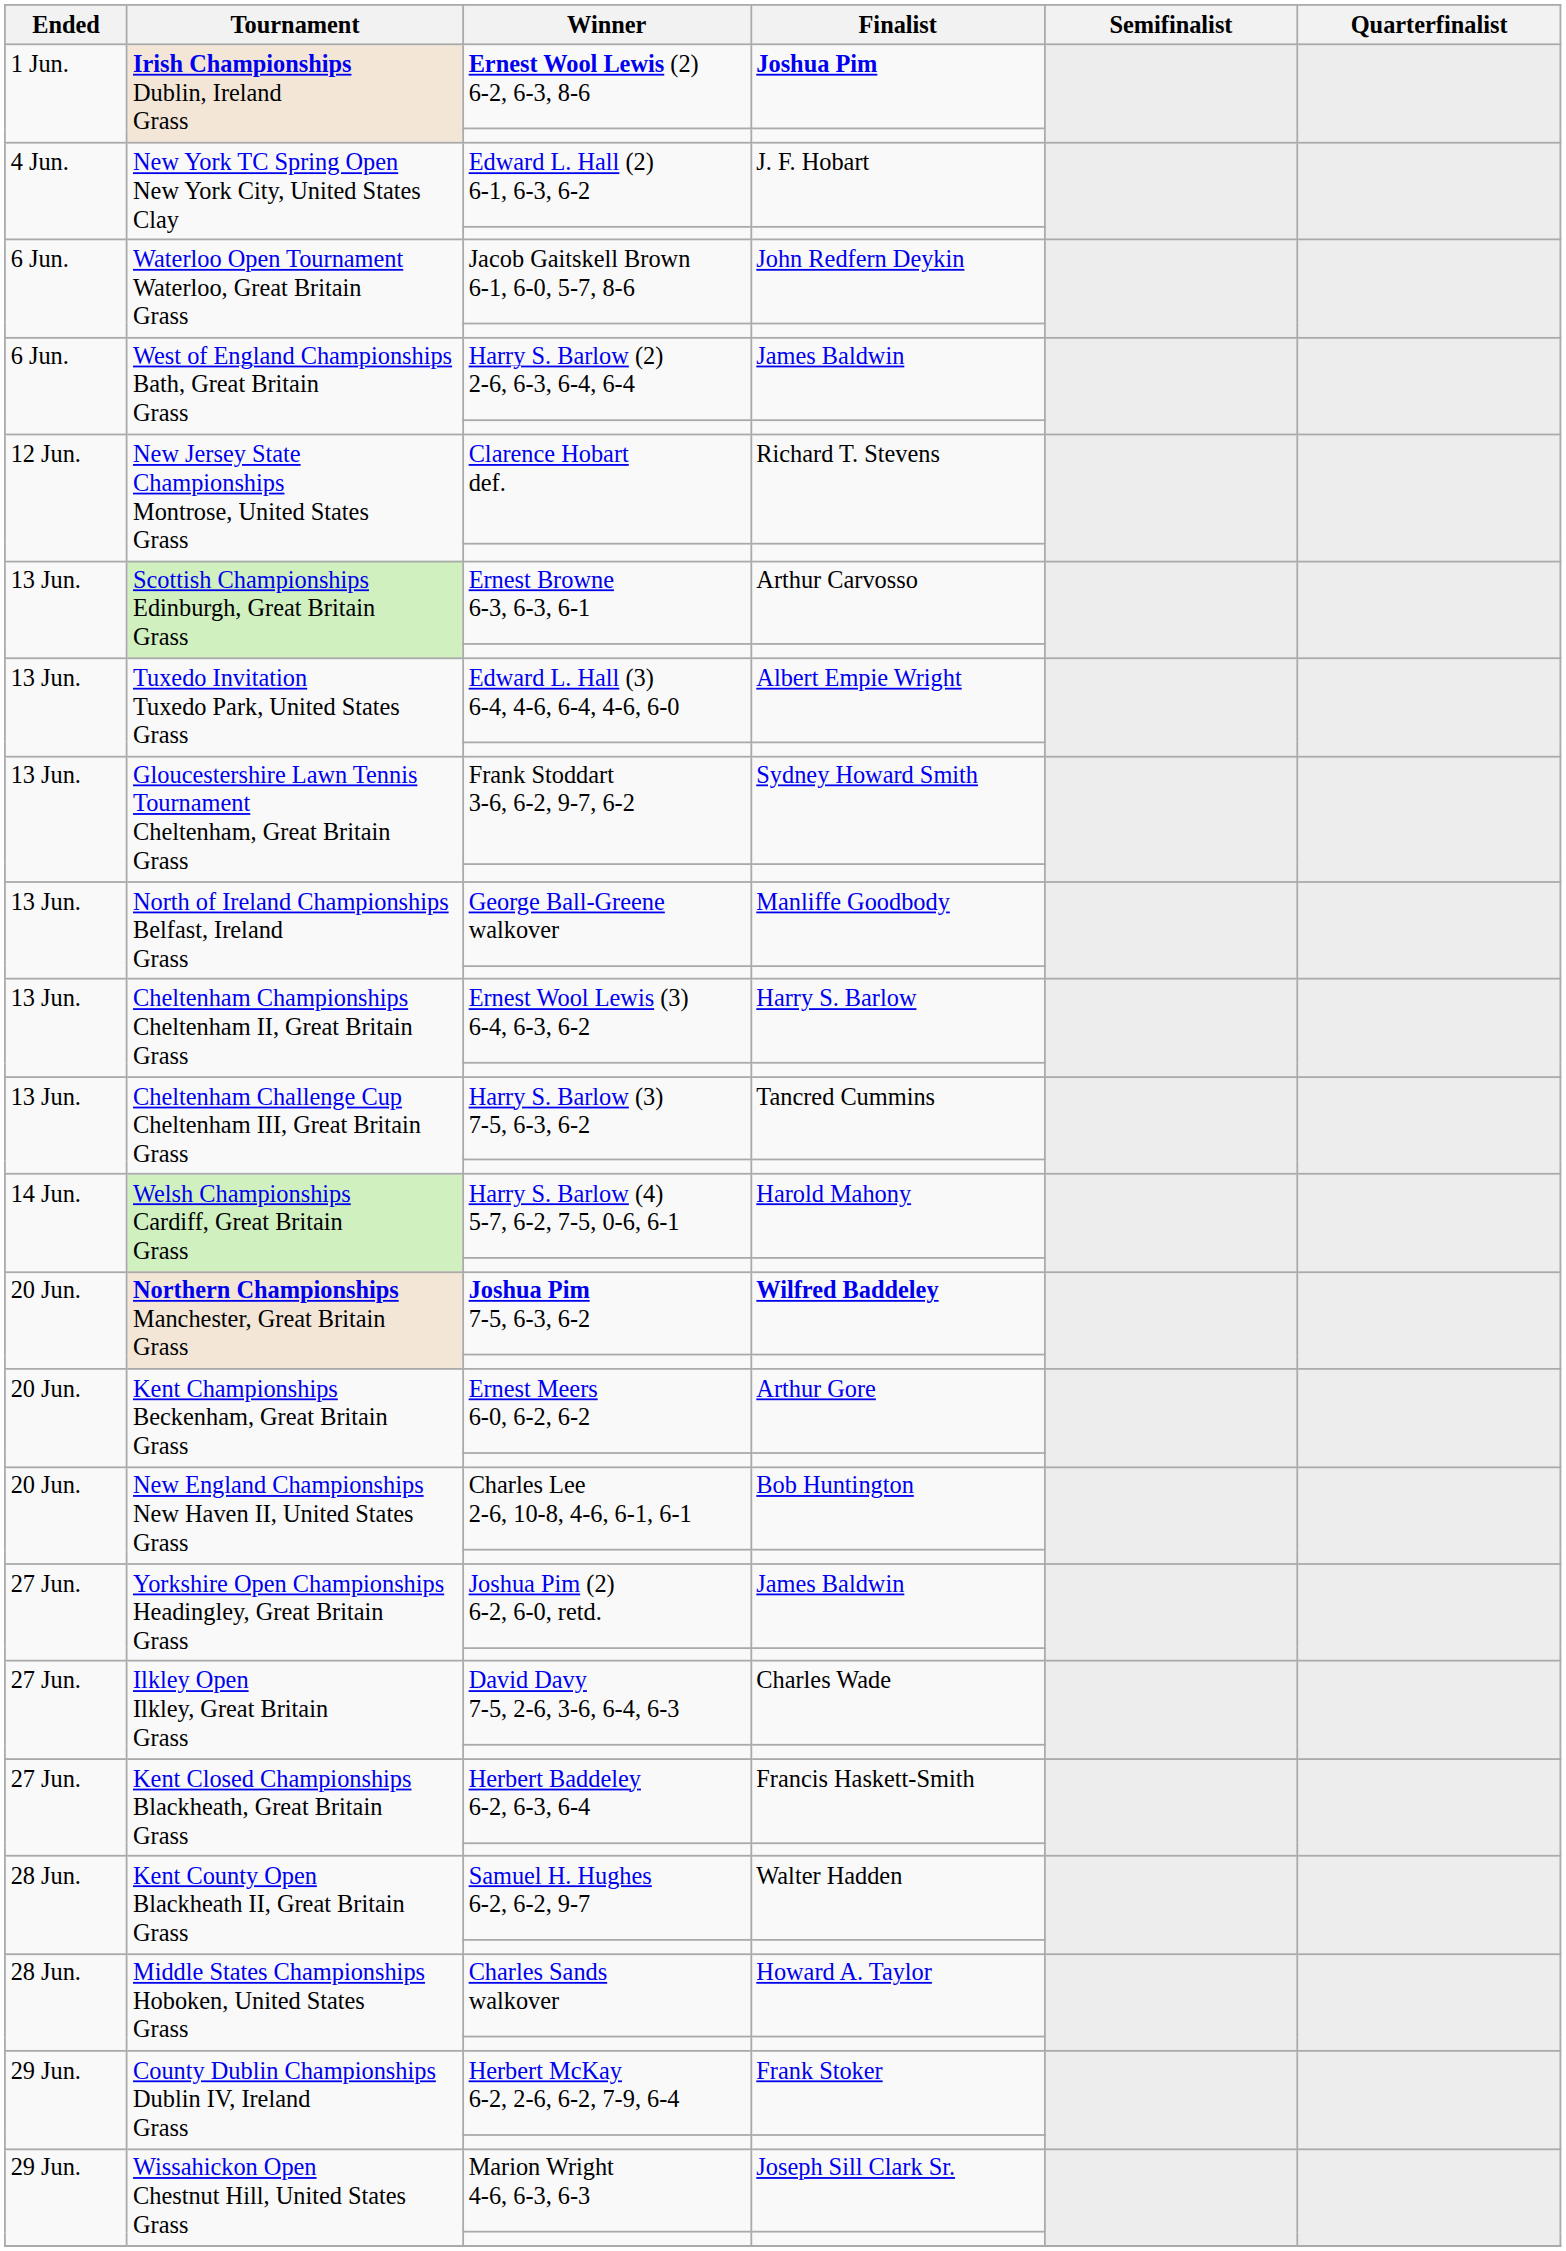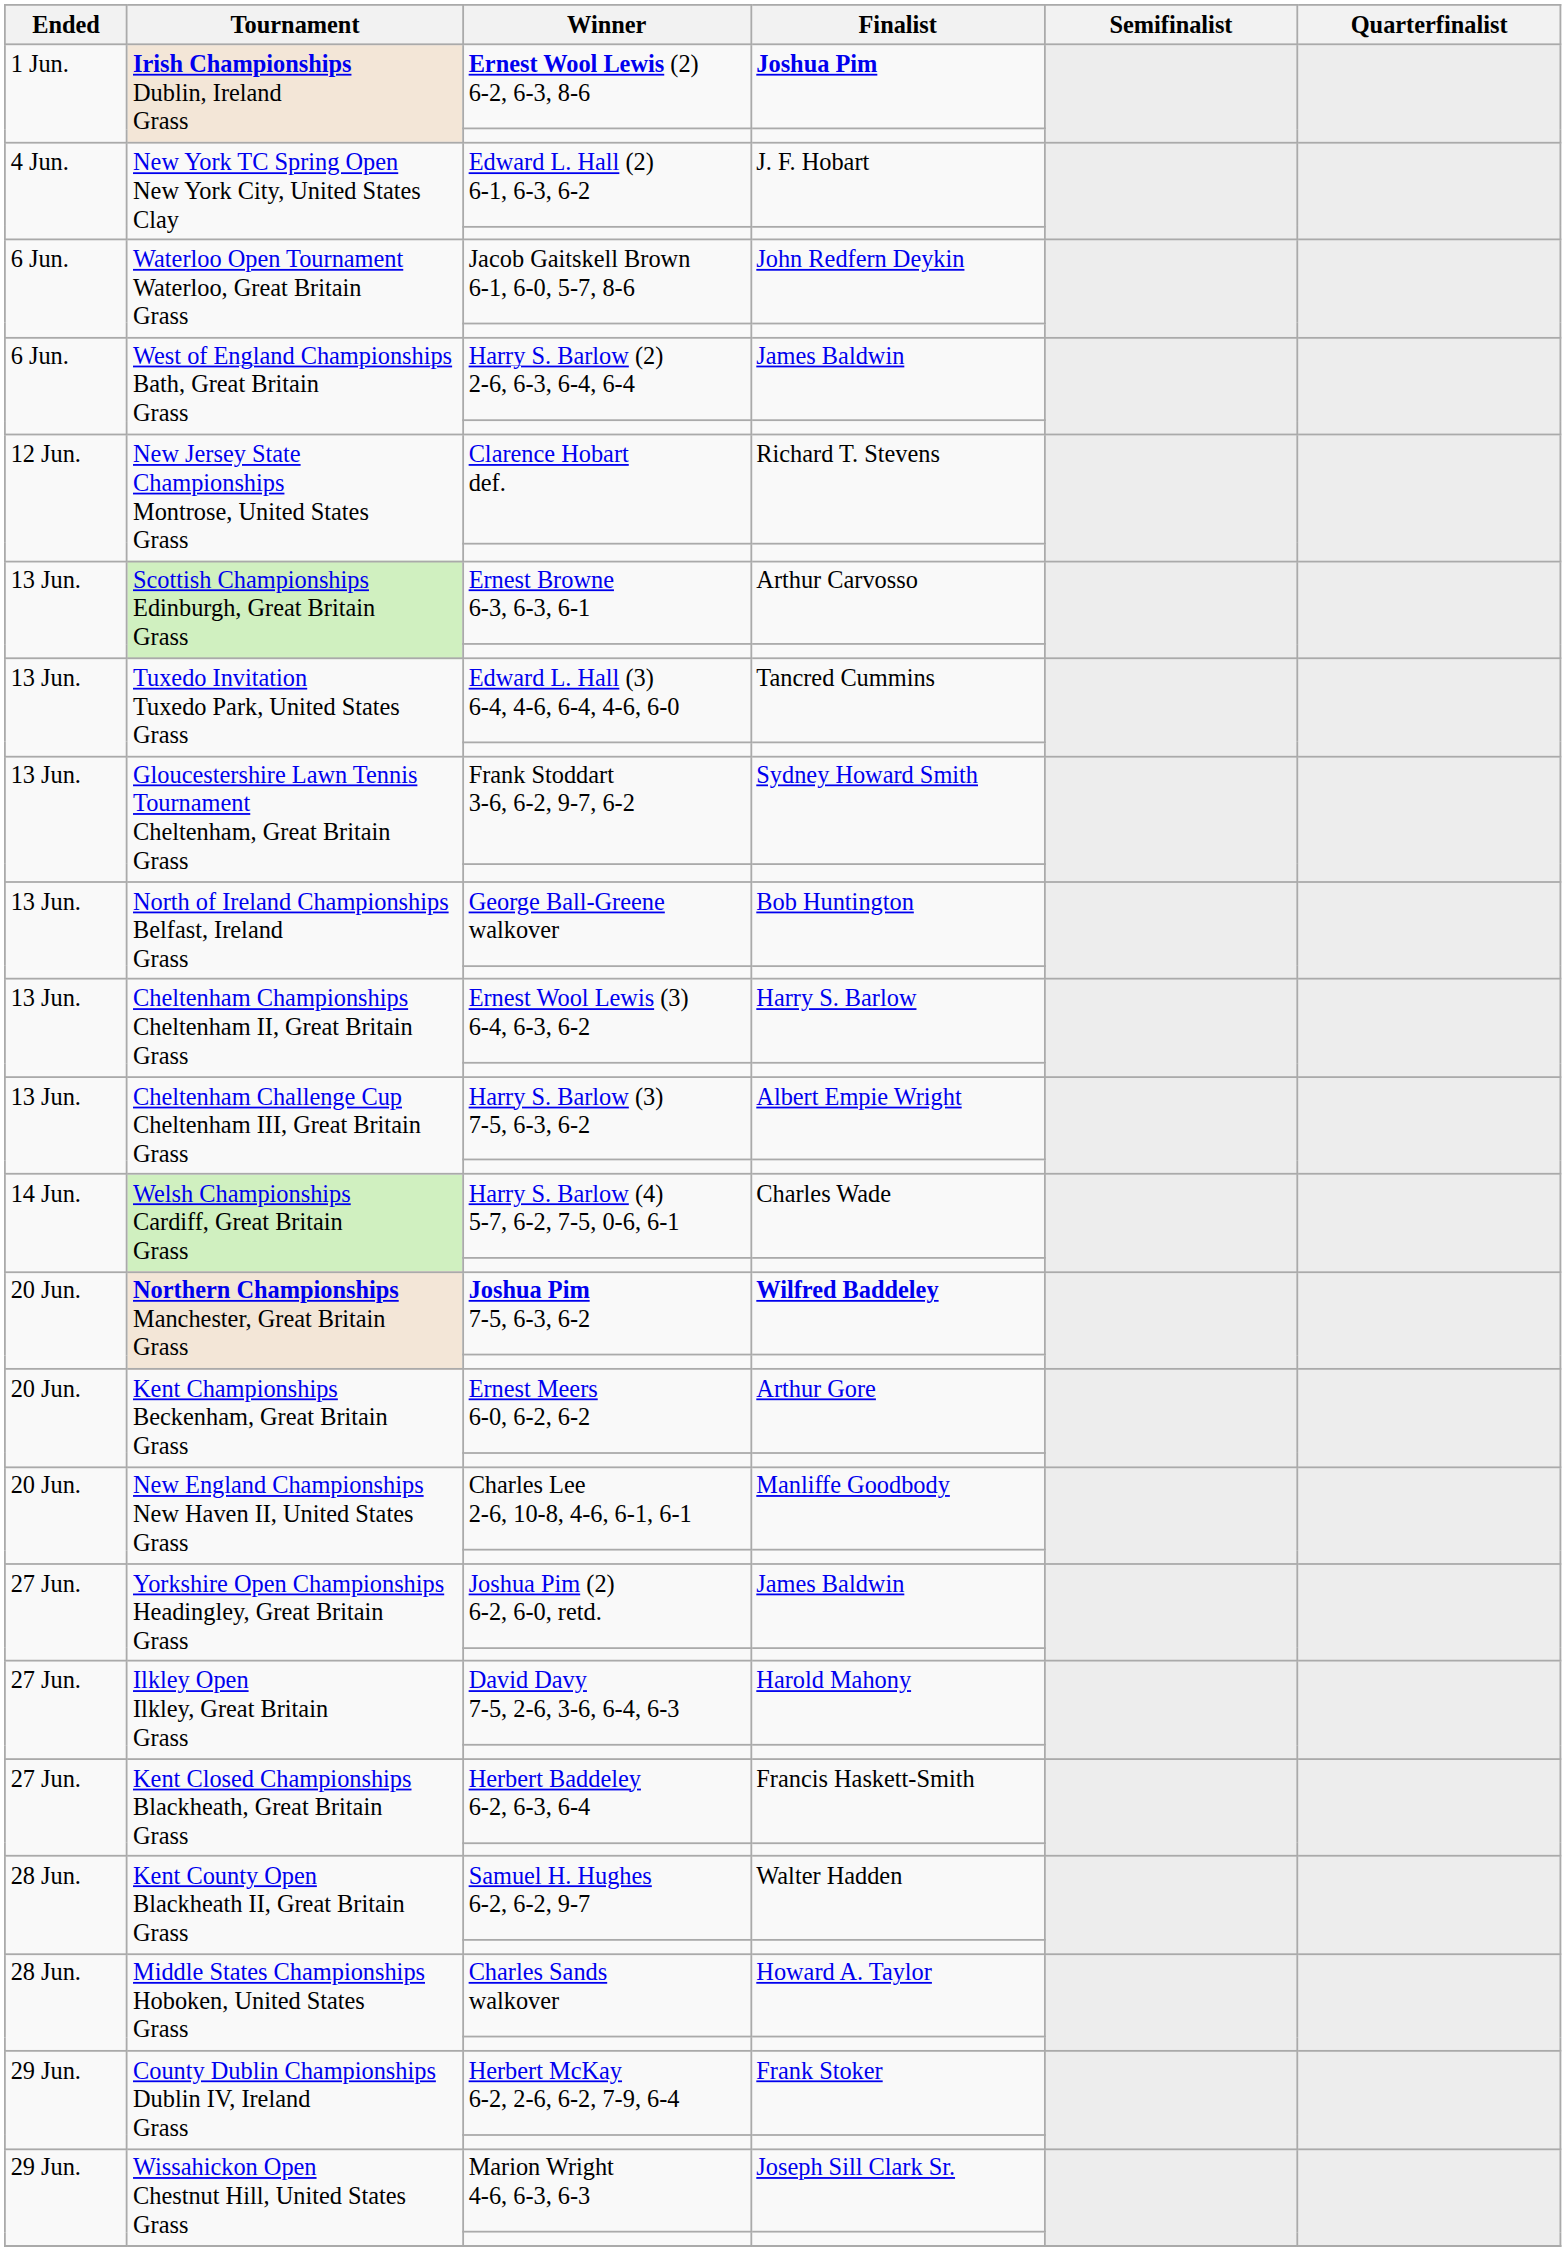(859, 677) Albert Empie Wright -> (846, 677) Tancred Cummins
(853, 901) Manliffe Goodbody -> (835, 901) Bob Huntington
(846, 1096) Tancred Cummins -> (859, 1096) Albert Empie Wright
(834, 1193) Harold Mahony -> (824, 1193) Charles Wade
(835, 1485) Bob Huntington -> (853, 1485) Manliffe Goodbody
(824, 1680) Charles Wade -> (834, 1680) Harold Mahony
